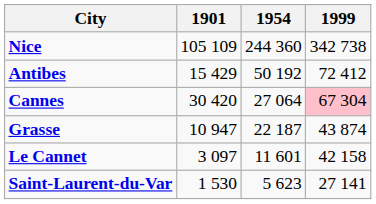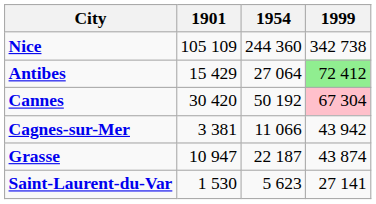(278, 73) 50 192 -> (278, 73) 27 064
(343, 73) no background -> (343, 73) lightgreen background
(278, 101) 27 064 -> (278, 101) 50 192
+ row: (69, 128)
- row: (48, 156)
